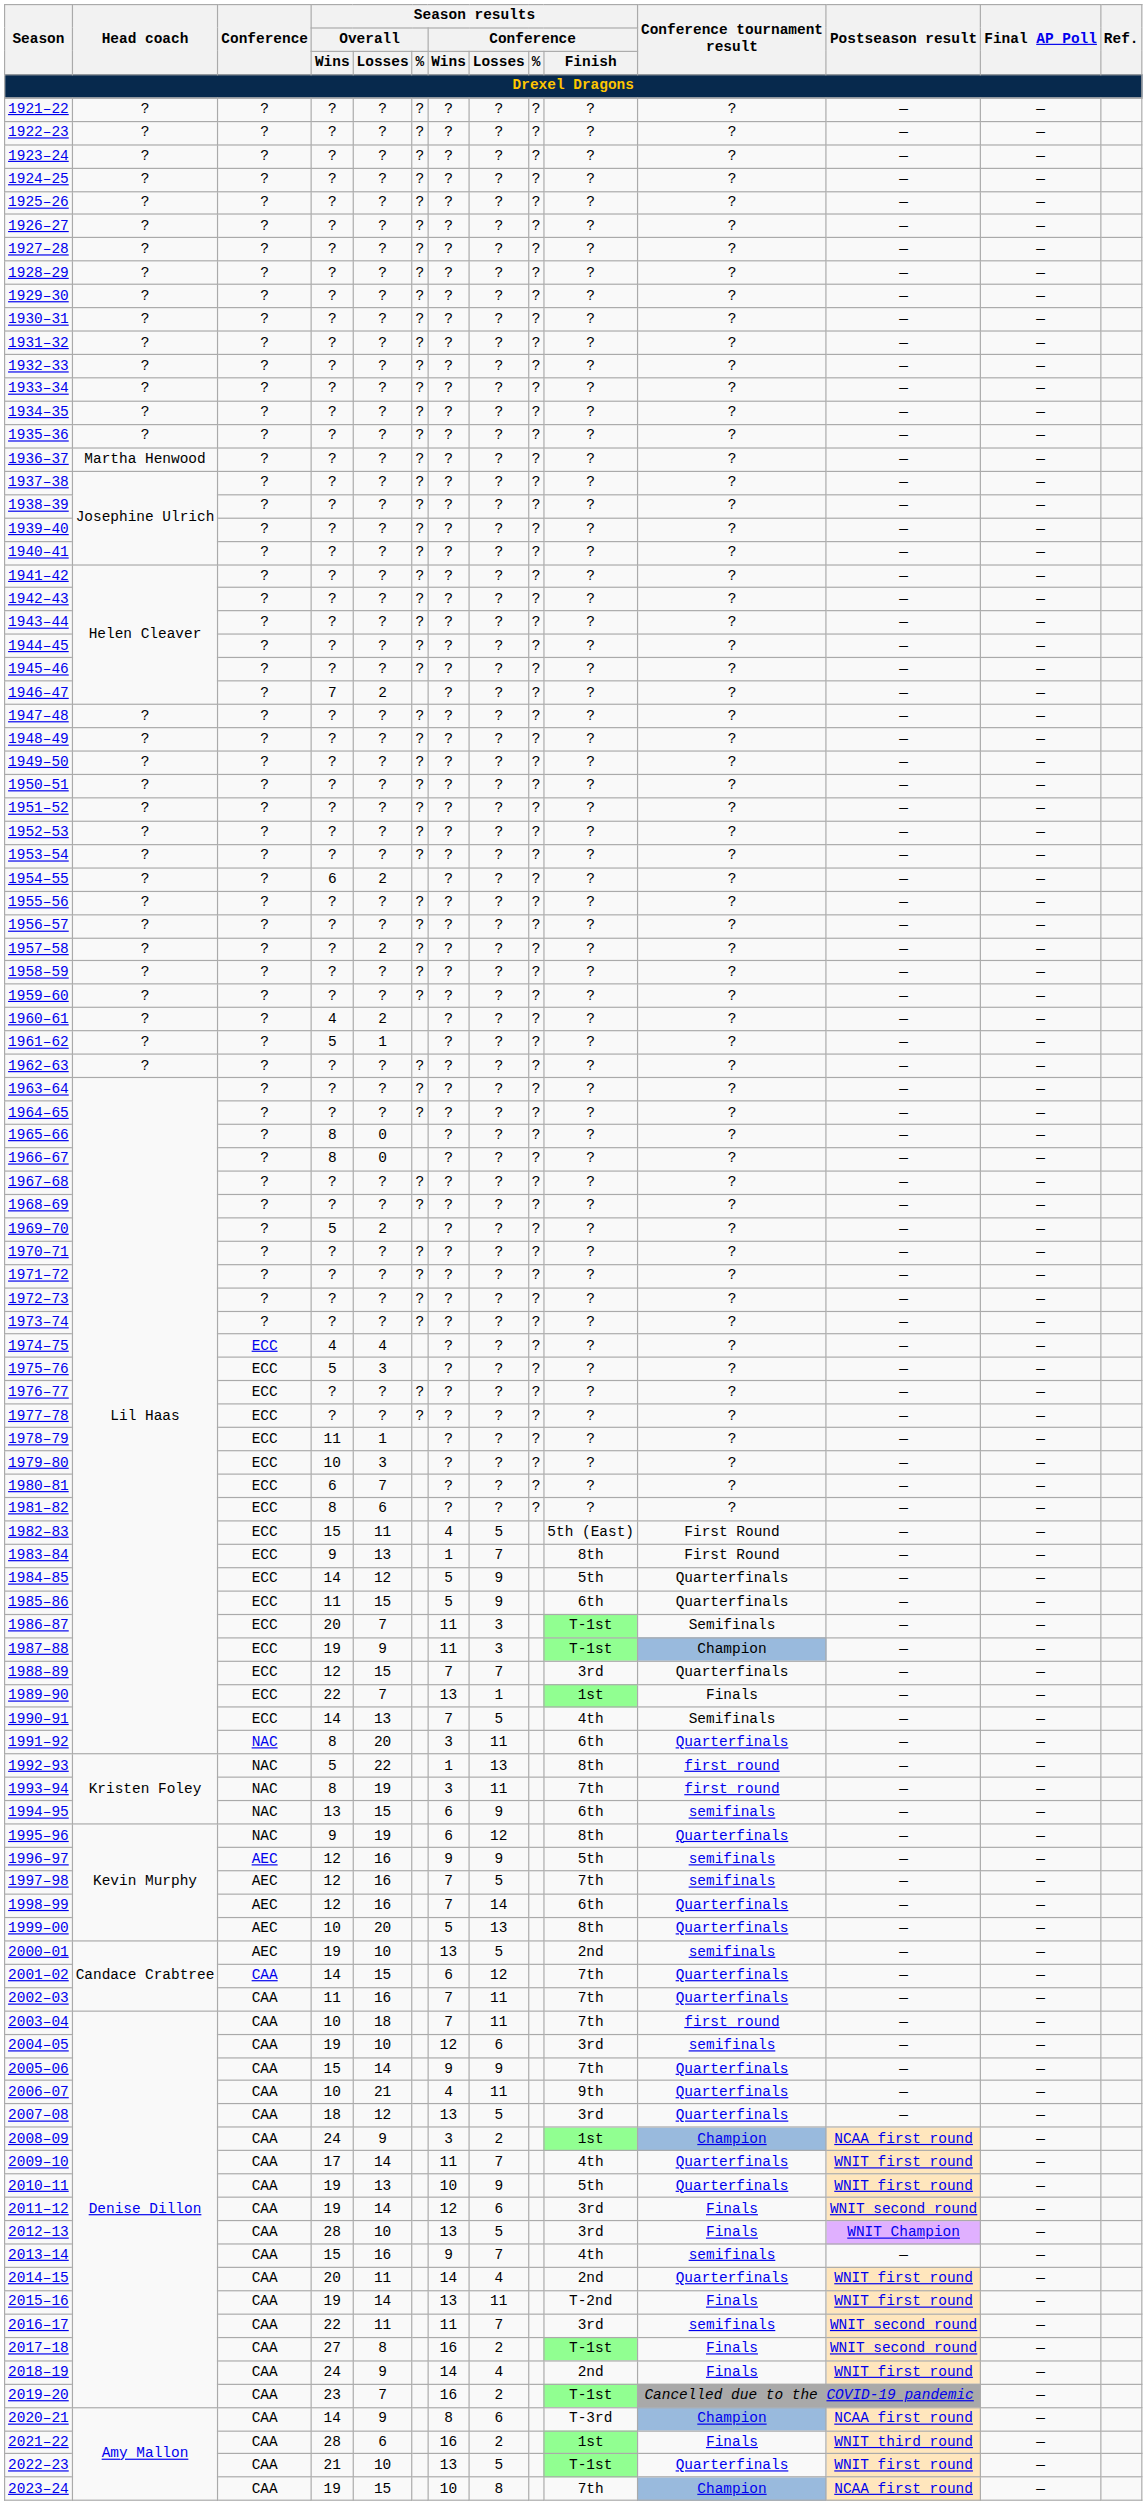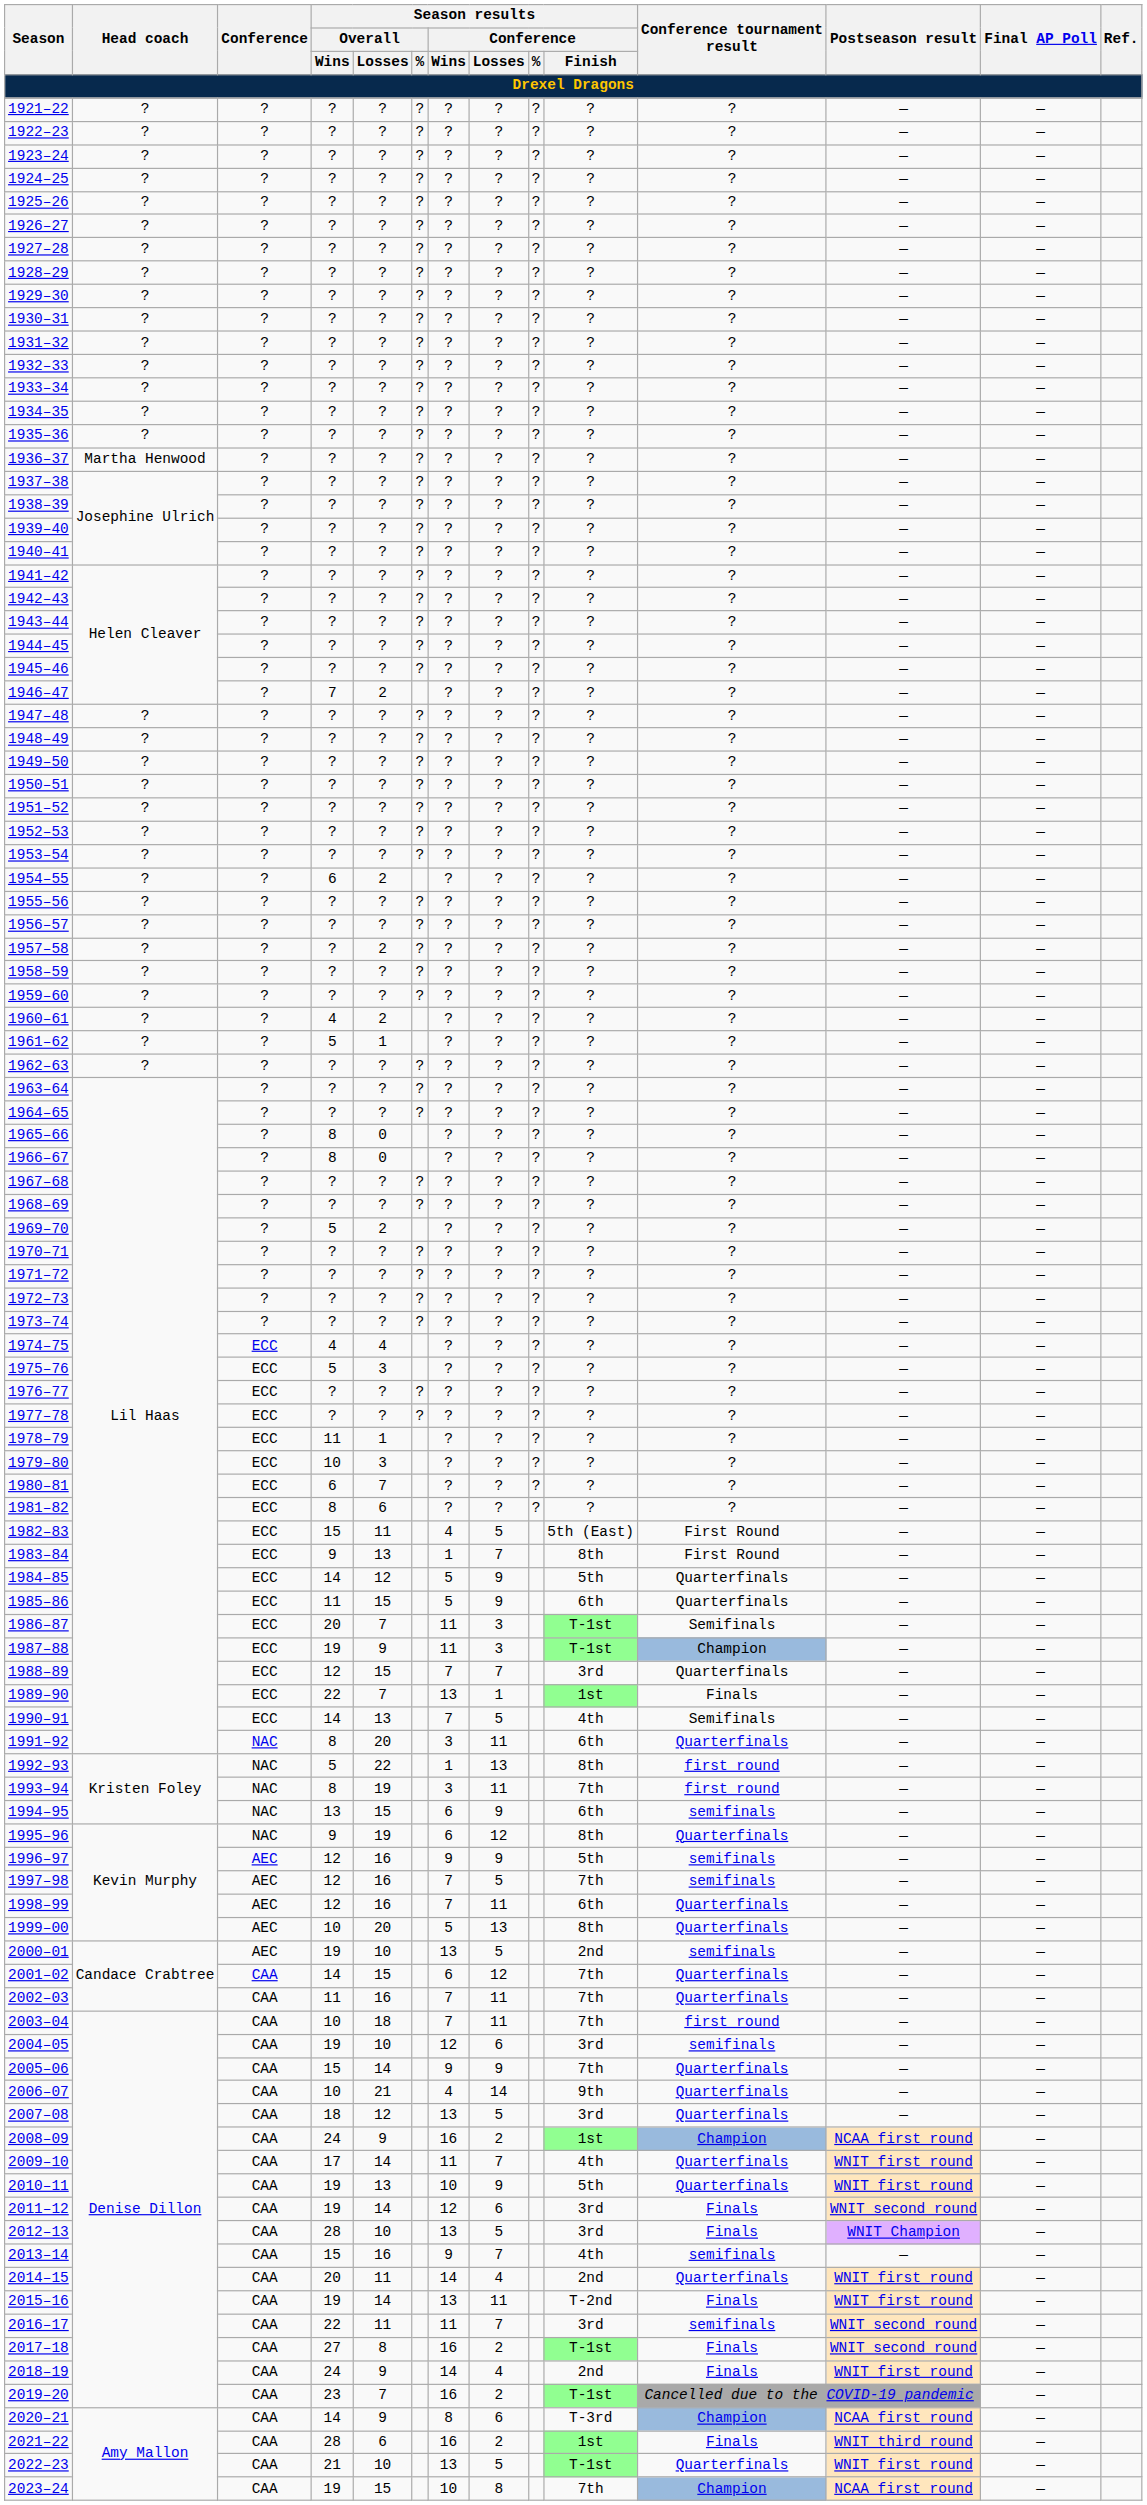(499, 1906) 14 -> (499, 1906) 11
(499, 2093) 11 -> (499, 2093) 14
(448, 2139) 3 -> (448, 2139) 16
